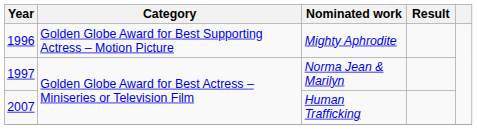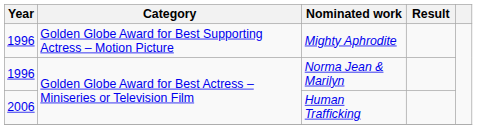(21, 74) 1997 -> (21, 74) 1996
(21, 107) 2007 -> (21, 107) 2006
